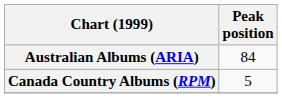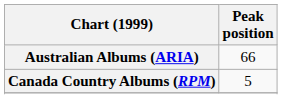(248, 57) 84 -> (248, 57) 66
